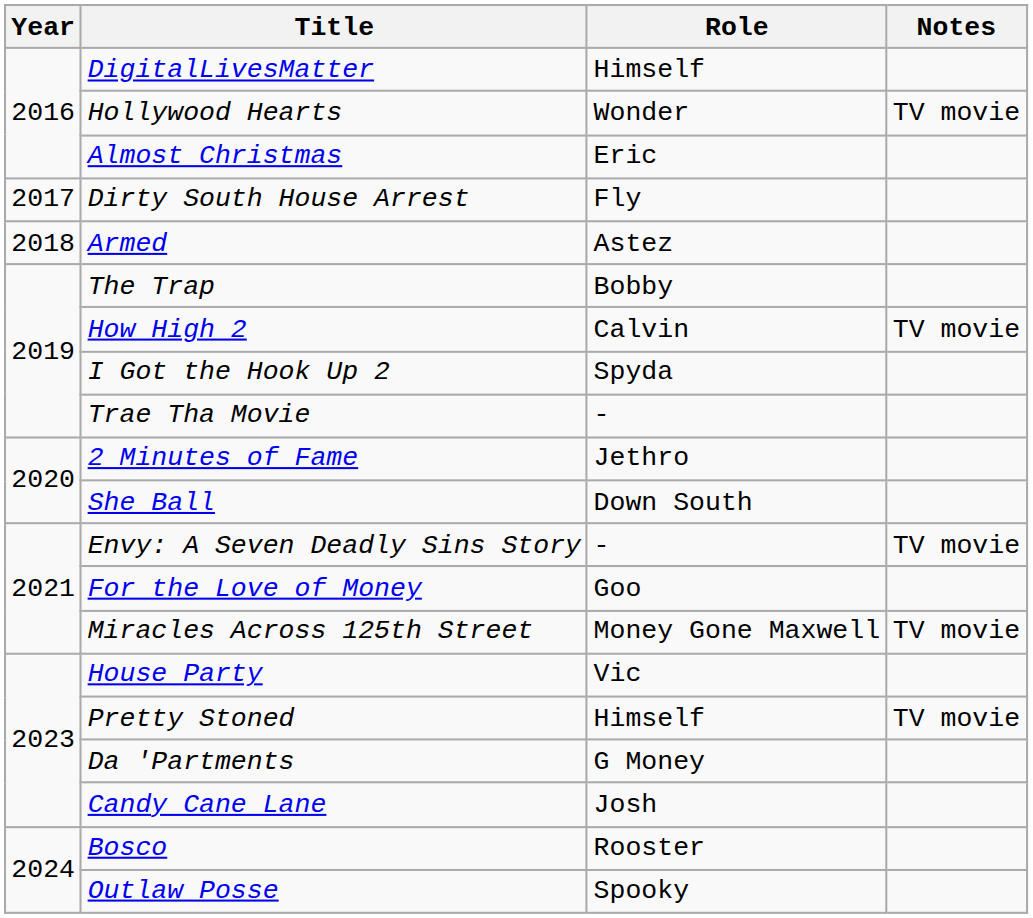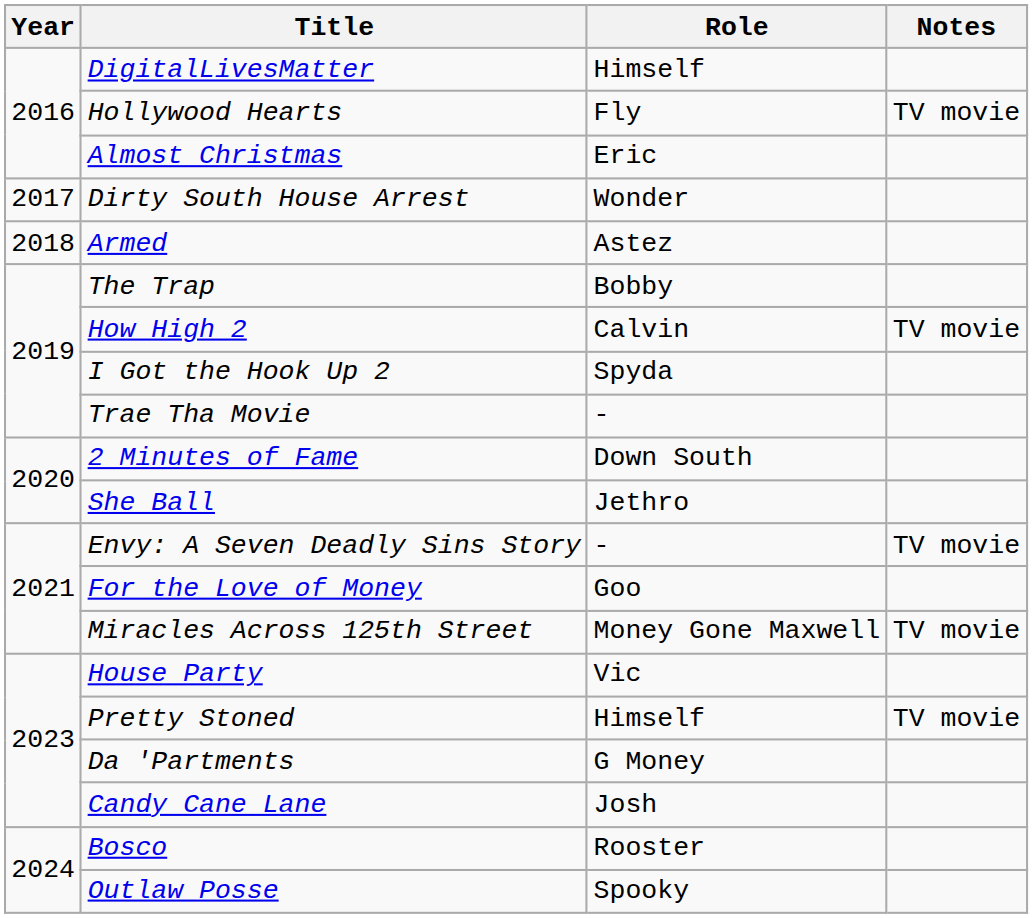(641, 113) Wonder -> (617, 113) Fly
(617, 200) Fly -> (641, 200) Wonder
(641, 459) Jethro -> (673, 459) Down South
(673, 502) Down South -> (641, 502) Jethro
